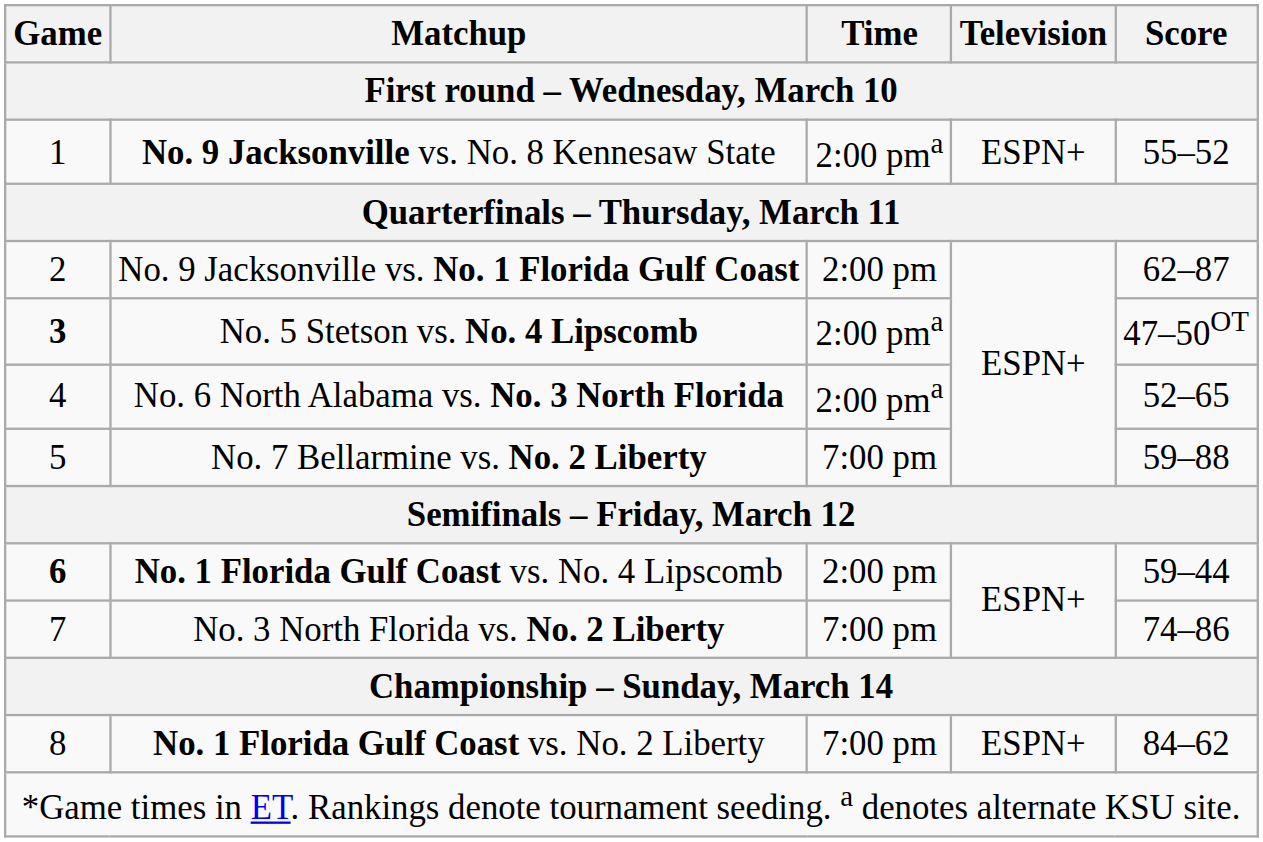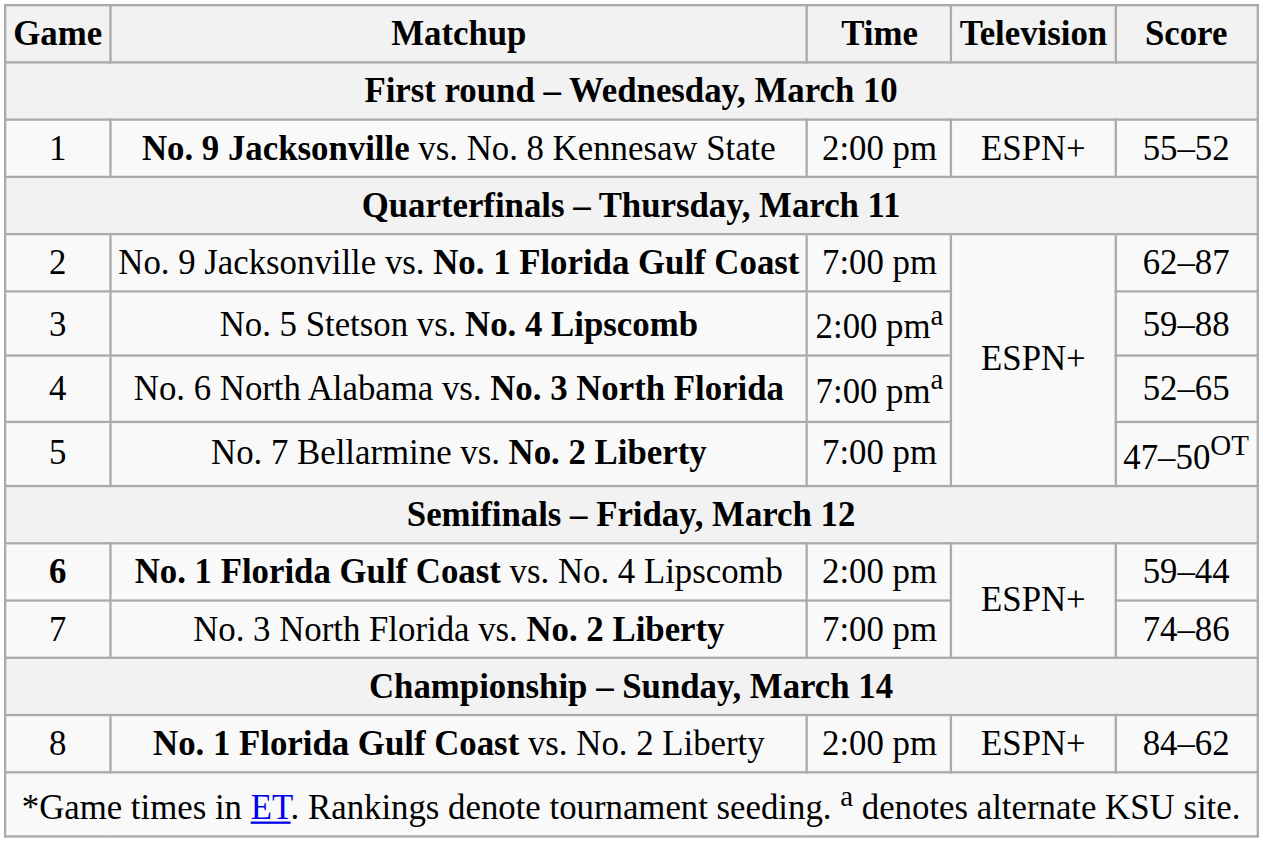(880, 151) 2:00 pma -> (880, 148) 2:00 pm
(880, 269) 2:00 pm -> (880, 262) 7:00 pm
(58, 330) bold -> (58, 323) normal
(1186, 330) 47–50OT -> (1186, 323) 59–88
(880, 395) 2:00 pma -> (880, 388) 7:00 pma
(1186, 456) 59–88 -> (1186, 452) 47–50OT
(880, 743) 7:00 pm -> (880, 743) 2:00 pm
